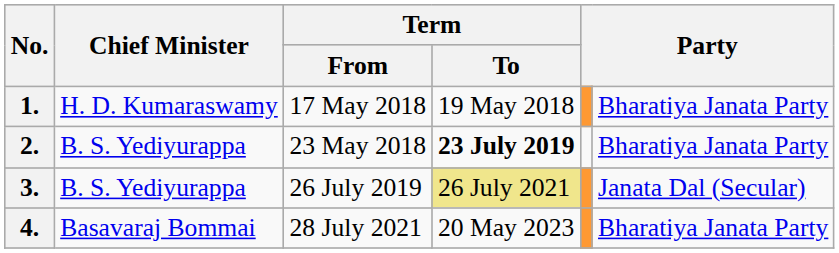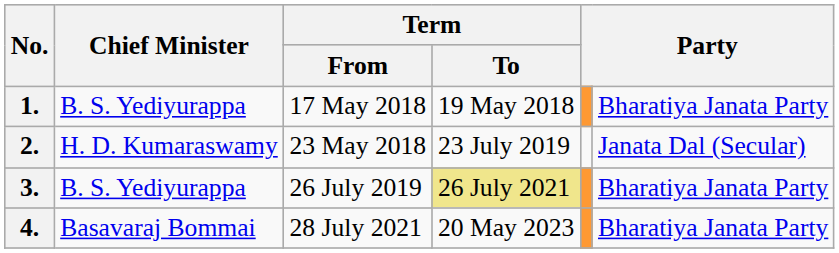(169, 106) H. D. Kumaraswamy -> (153, 106) B. S. Yediyurappa
(153, 146) B. S. Yediyurappa -> (169, 146) H. D. Kumaraswamy
(506, 146) bold -> (504, 146) normal
(713, 146) Bharatiya Janata Party -> (702, 146) Janata Dal (Secular)
(702, 187) Janata Dal (Secular) -> (713, 187) Bharatiya Janata Party
